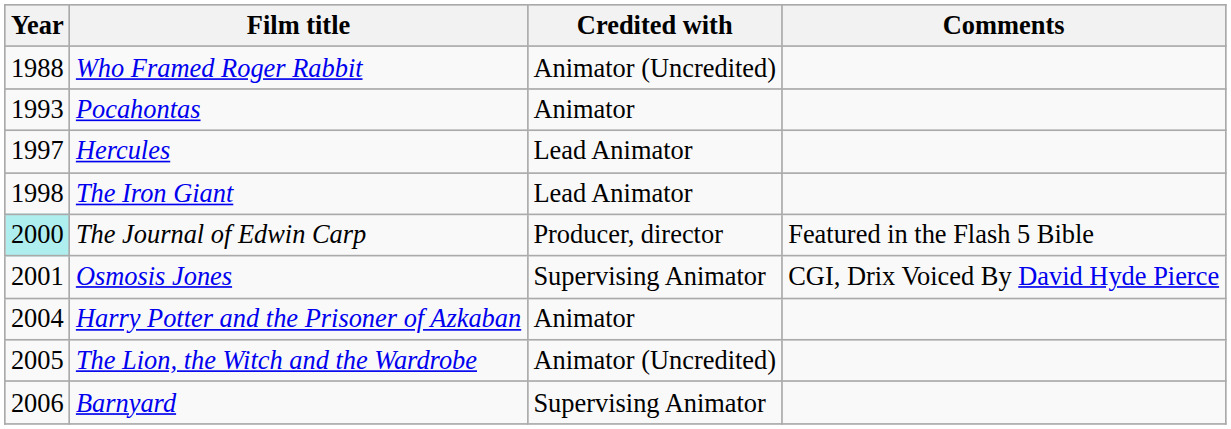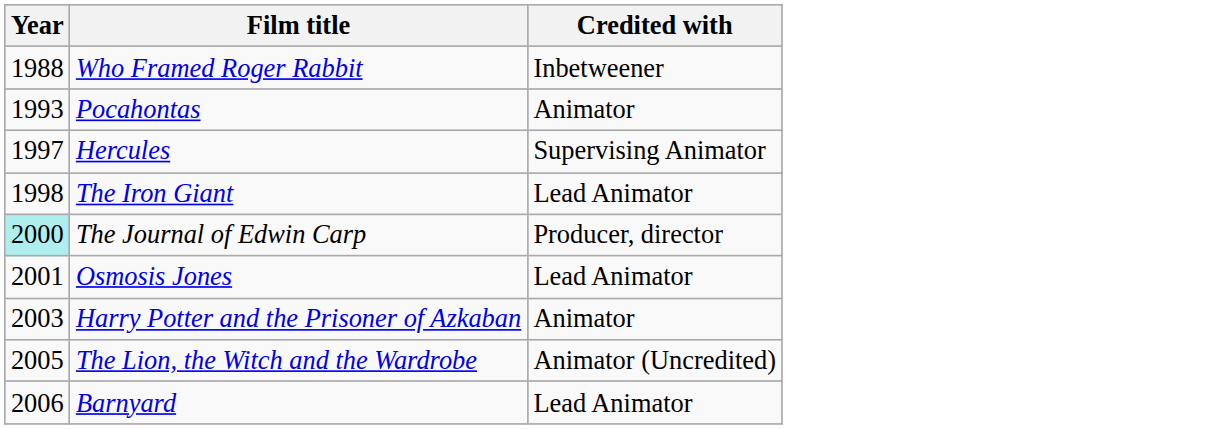- column: (1004, 25)
(655, 67) Animator (Uncredited) -> (599, 67) Inbetweener
(613, 151) Lead Animator -> (650, 151) Supervising Animator
(650, 276) Supervising Animator -> (613, 276) Lead Animator
(37, 318) 2004 -> (37, 318) 2003
(650, 402) Supervising Animator -> (613, 402) Lead Animator
